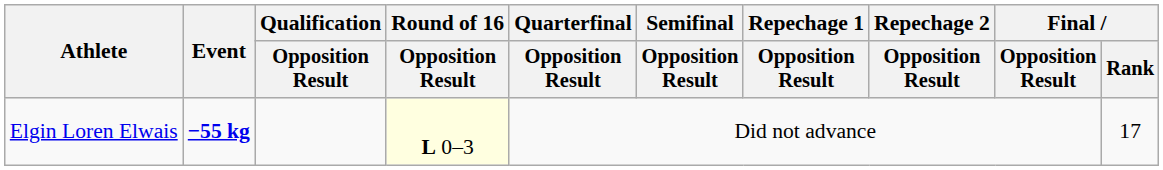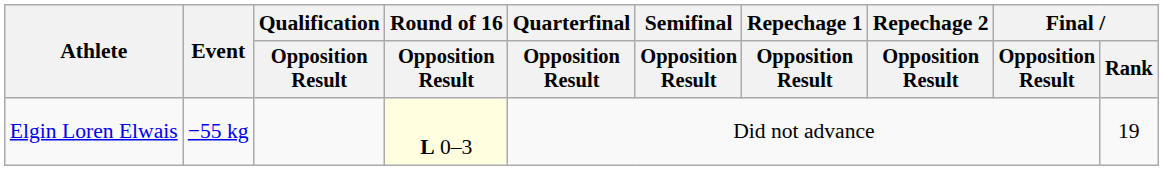(219, 131) bold -> (218, 131) normal
(1130, 131) 17 -> (1129, 131) 19
